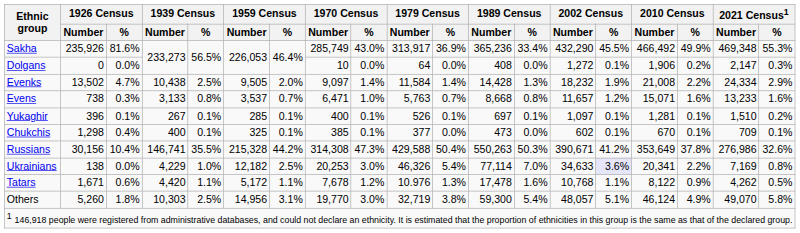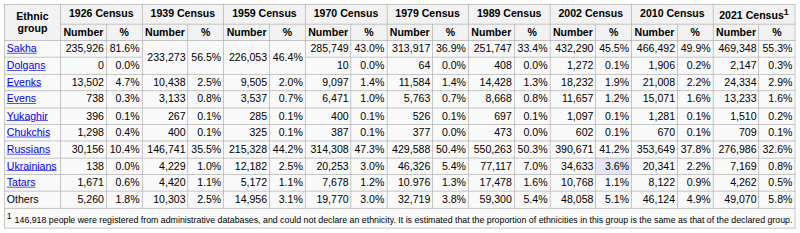(493, 49) 365,236 -> (493, 49) 251,747
(340, 132) 385 -> (340, 132) 387
(496, 166) 77,114 -> (496, 166) 77,117
(577, 199) 48,057 -> (577, 199) 48,058
